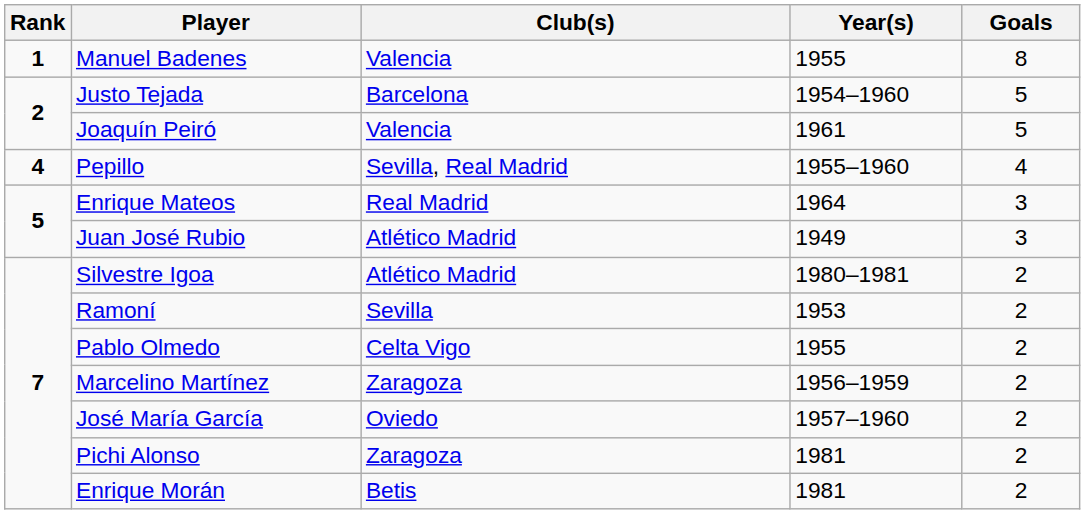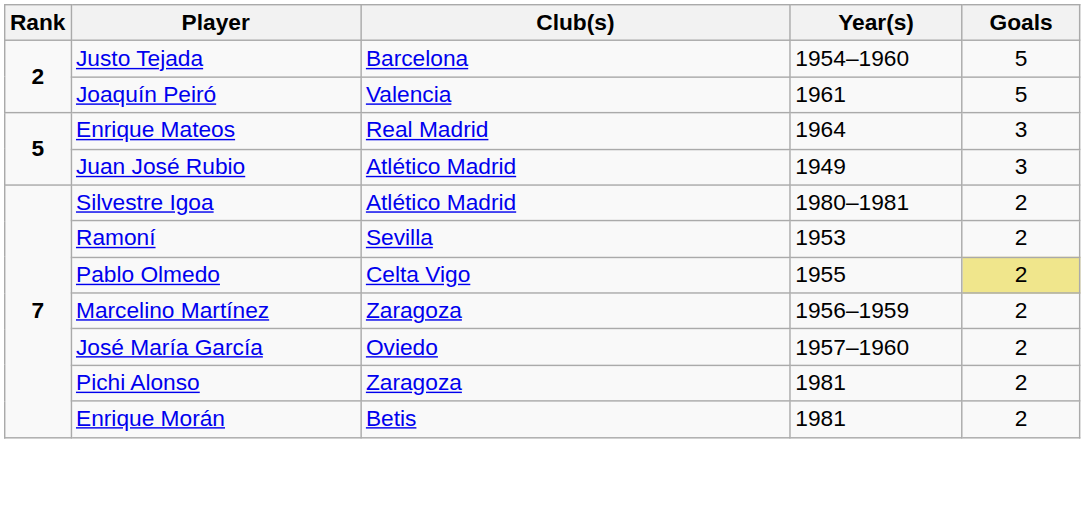- row: (161, 58)
- row: (110, 166)
(1021, 346) no background -> (1021, 274) khaki background
